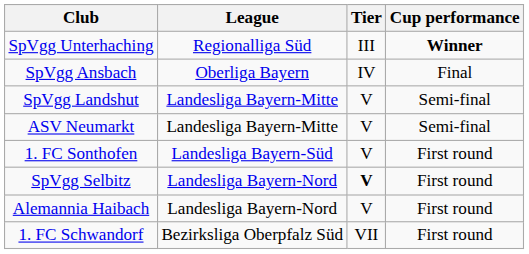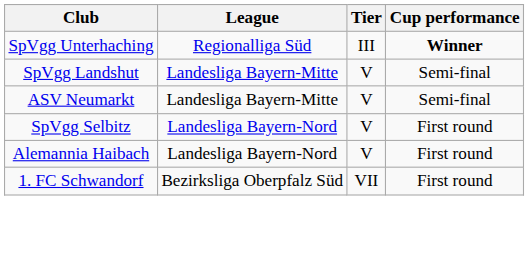- row: (81, 72)
- row: (81, 153)
(366, 180) bold -> (366, 126) normal
